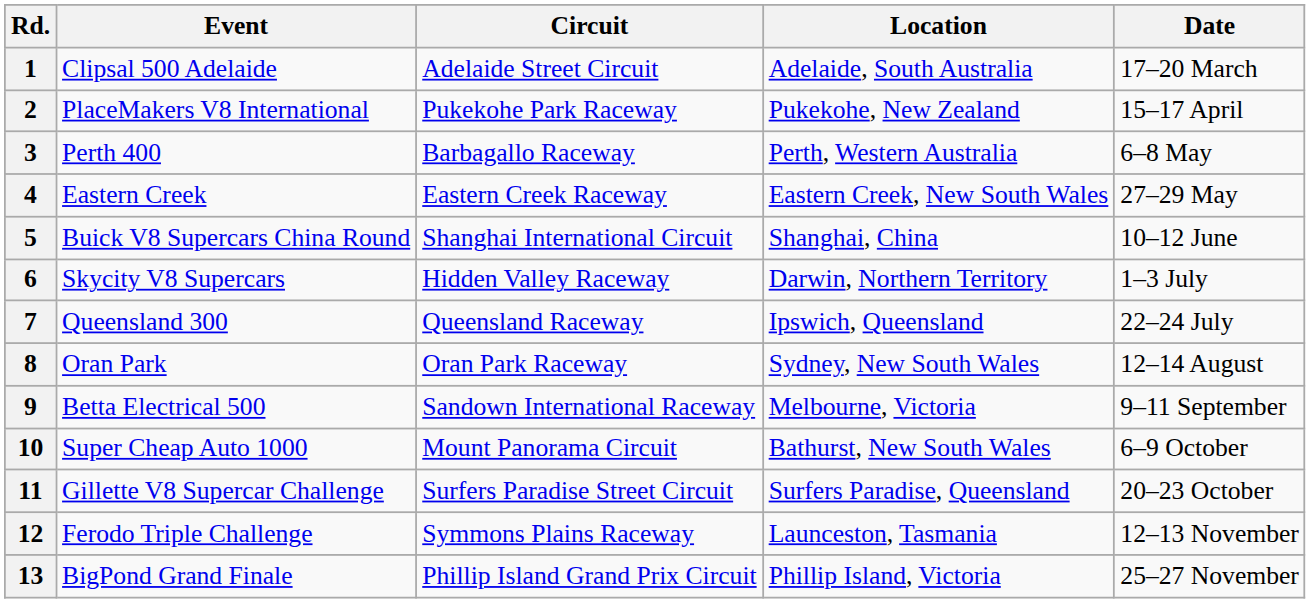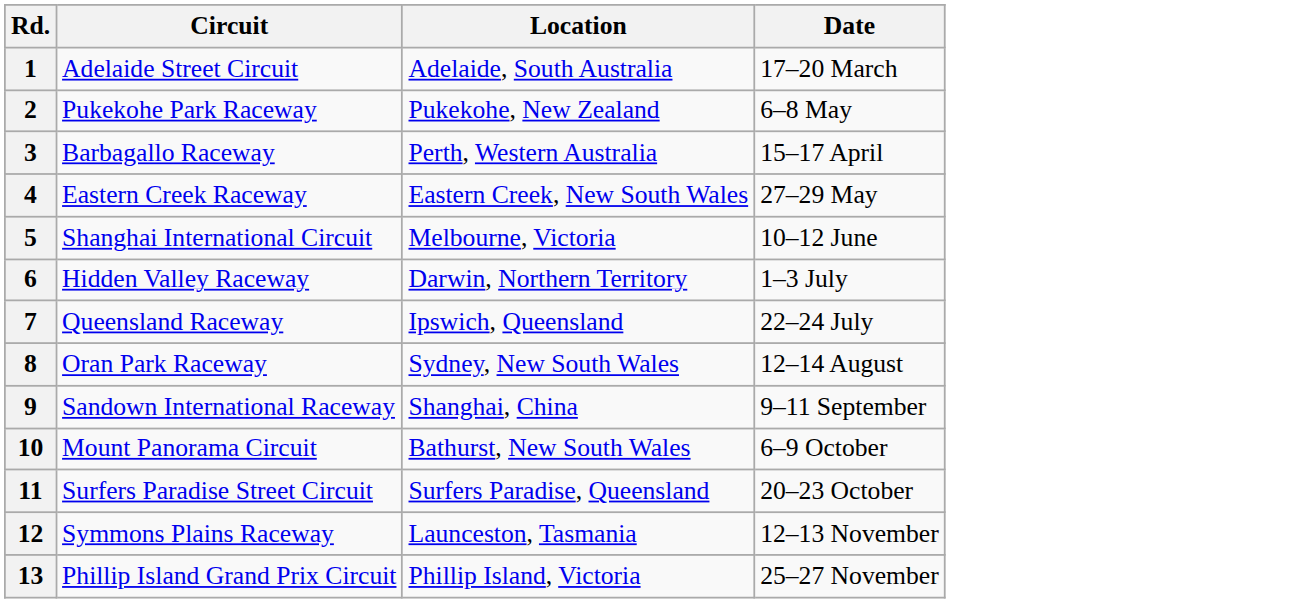- column: (236, 26)
(1182, 110) 15–17 April -> (806, 110) 6–8 May
(1166, 152) 6–8 May -> (822, 152) 15–17 April
(853, 237) Shanghai, China -> (512, 237) Melbourne, Victoria
(872, 406) Melbourne, Victoria -> (493, 406) Shanghai, China
